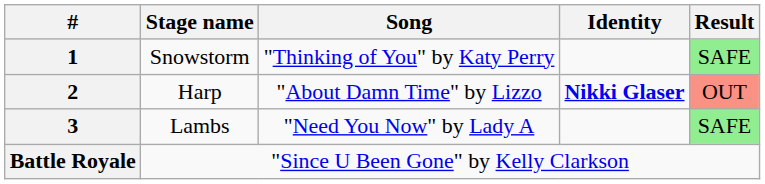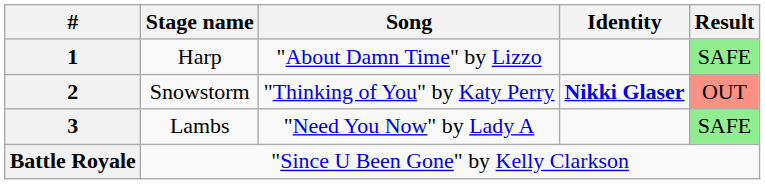(200, 56) Snowstorm -> (200, 56) Harp
(409, 56) "Thinking of You" by Katy Perry -> (409, 56) "About Damn Time" by Lizzo
(200, 91) Harp -> (200, 91) Snowstorm
(409, 91) "About Damn Time" by Lizzo -> (409, 91) "Thinking of You" by Katy Perry
